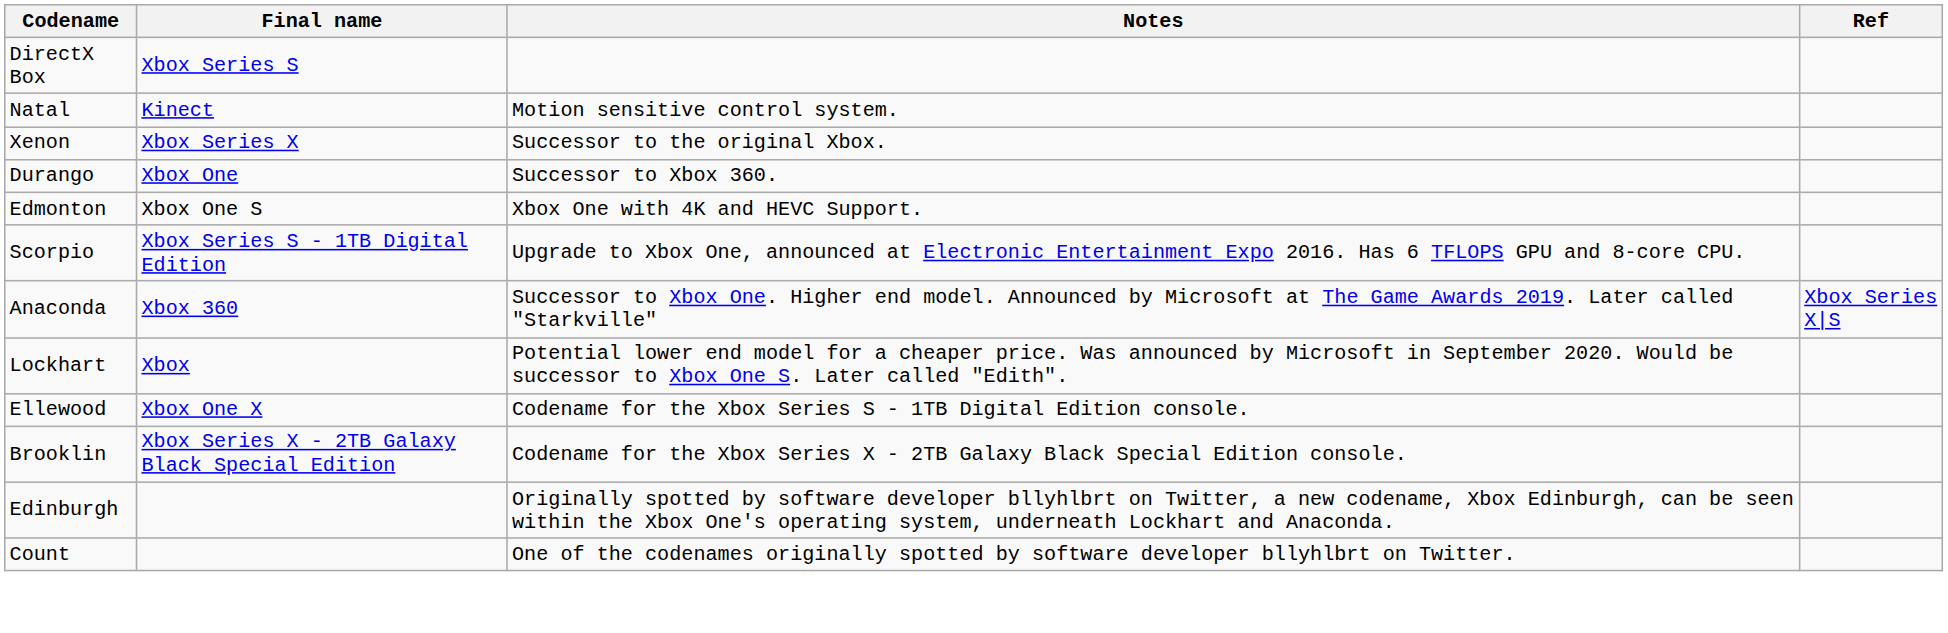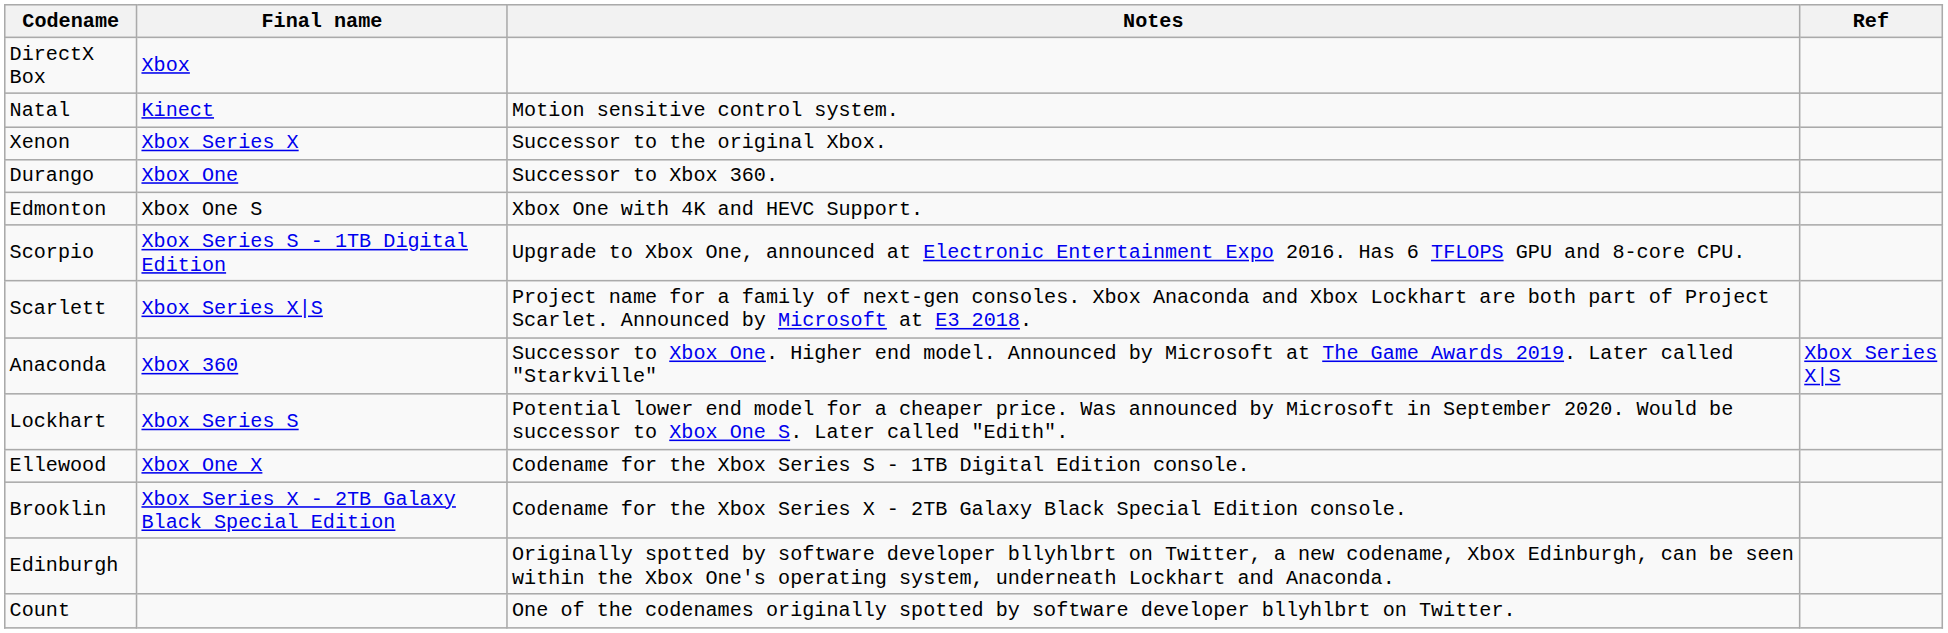(220, 66) Xbox Series S -> (166, 66) Xbox
+ row: (58, 309)
(166, 365) Xbox -> (220, 421) Xbox Series S
